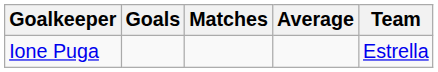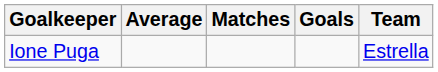columns swapped: (153, 20) <-> (315, 20)
